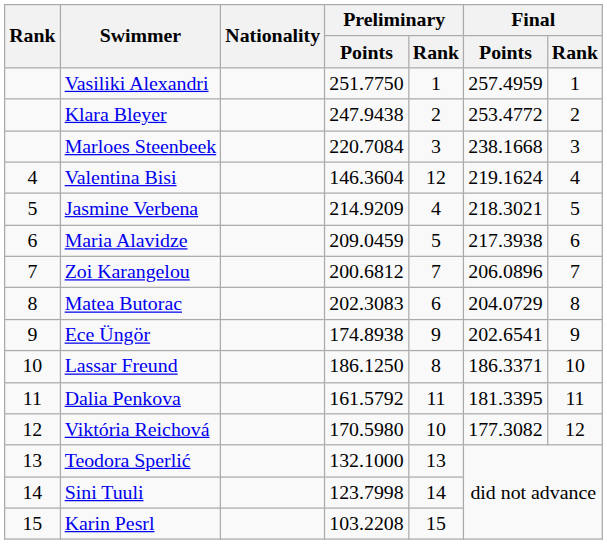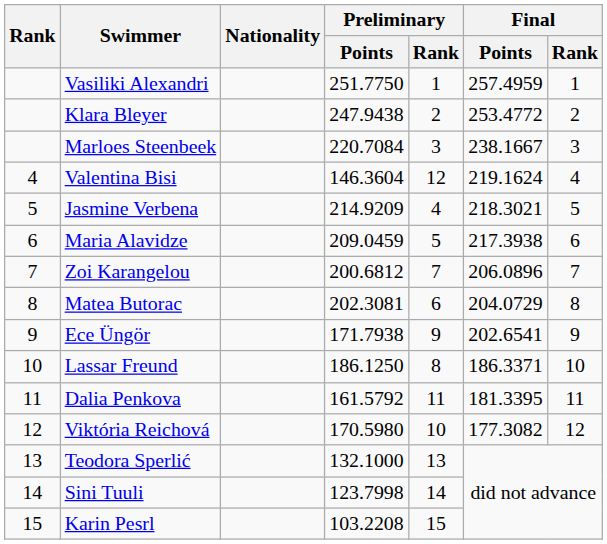(505, 146) 238.1668 -> (505, 146) 238.1667
(366, 303) 202.3083 -> (366, 303) 202.3081
(366, 334) 174.8938 -> (366, 334) 171.7938
